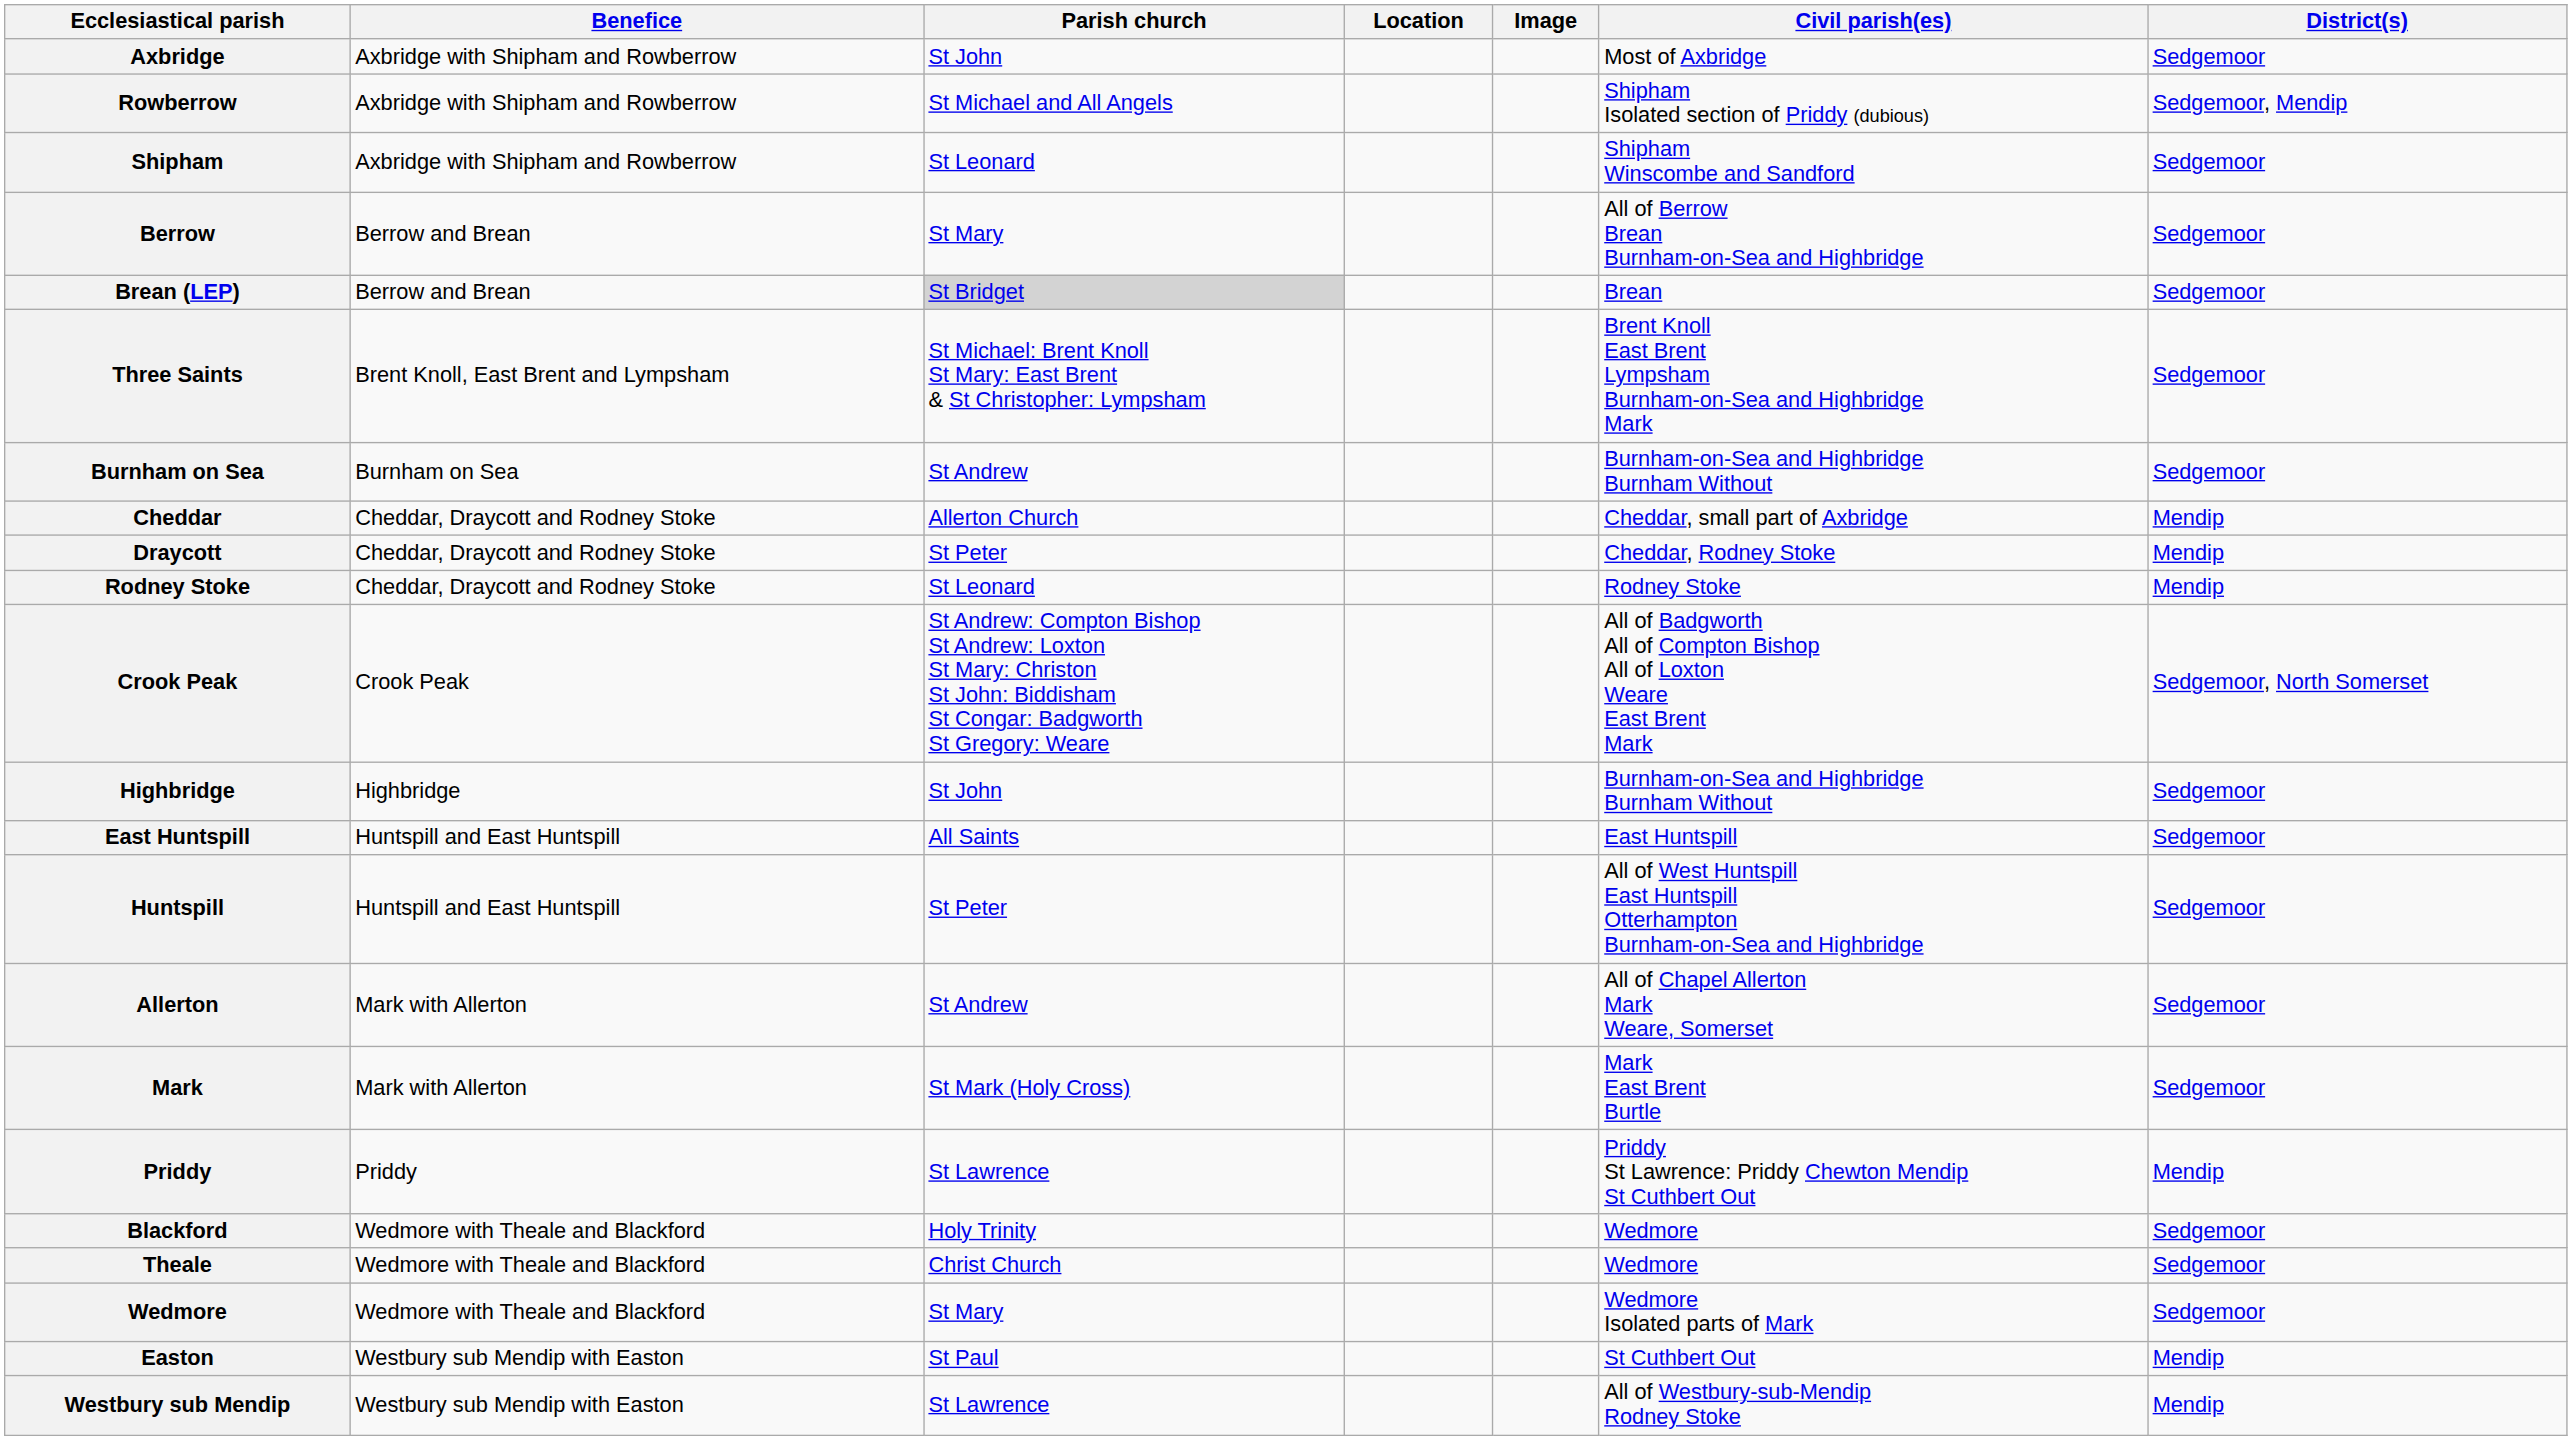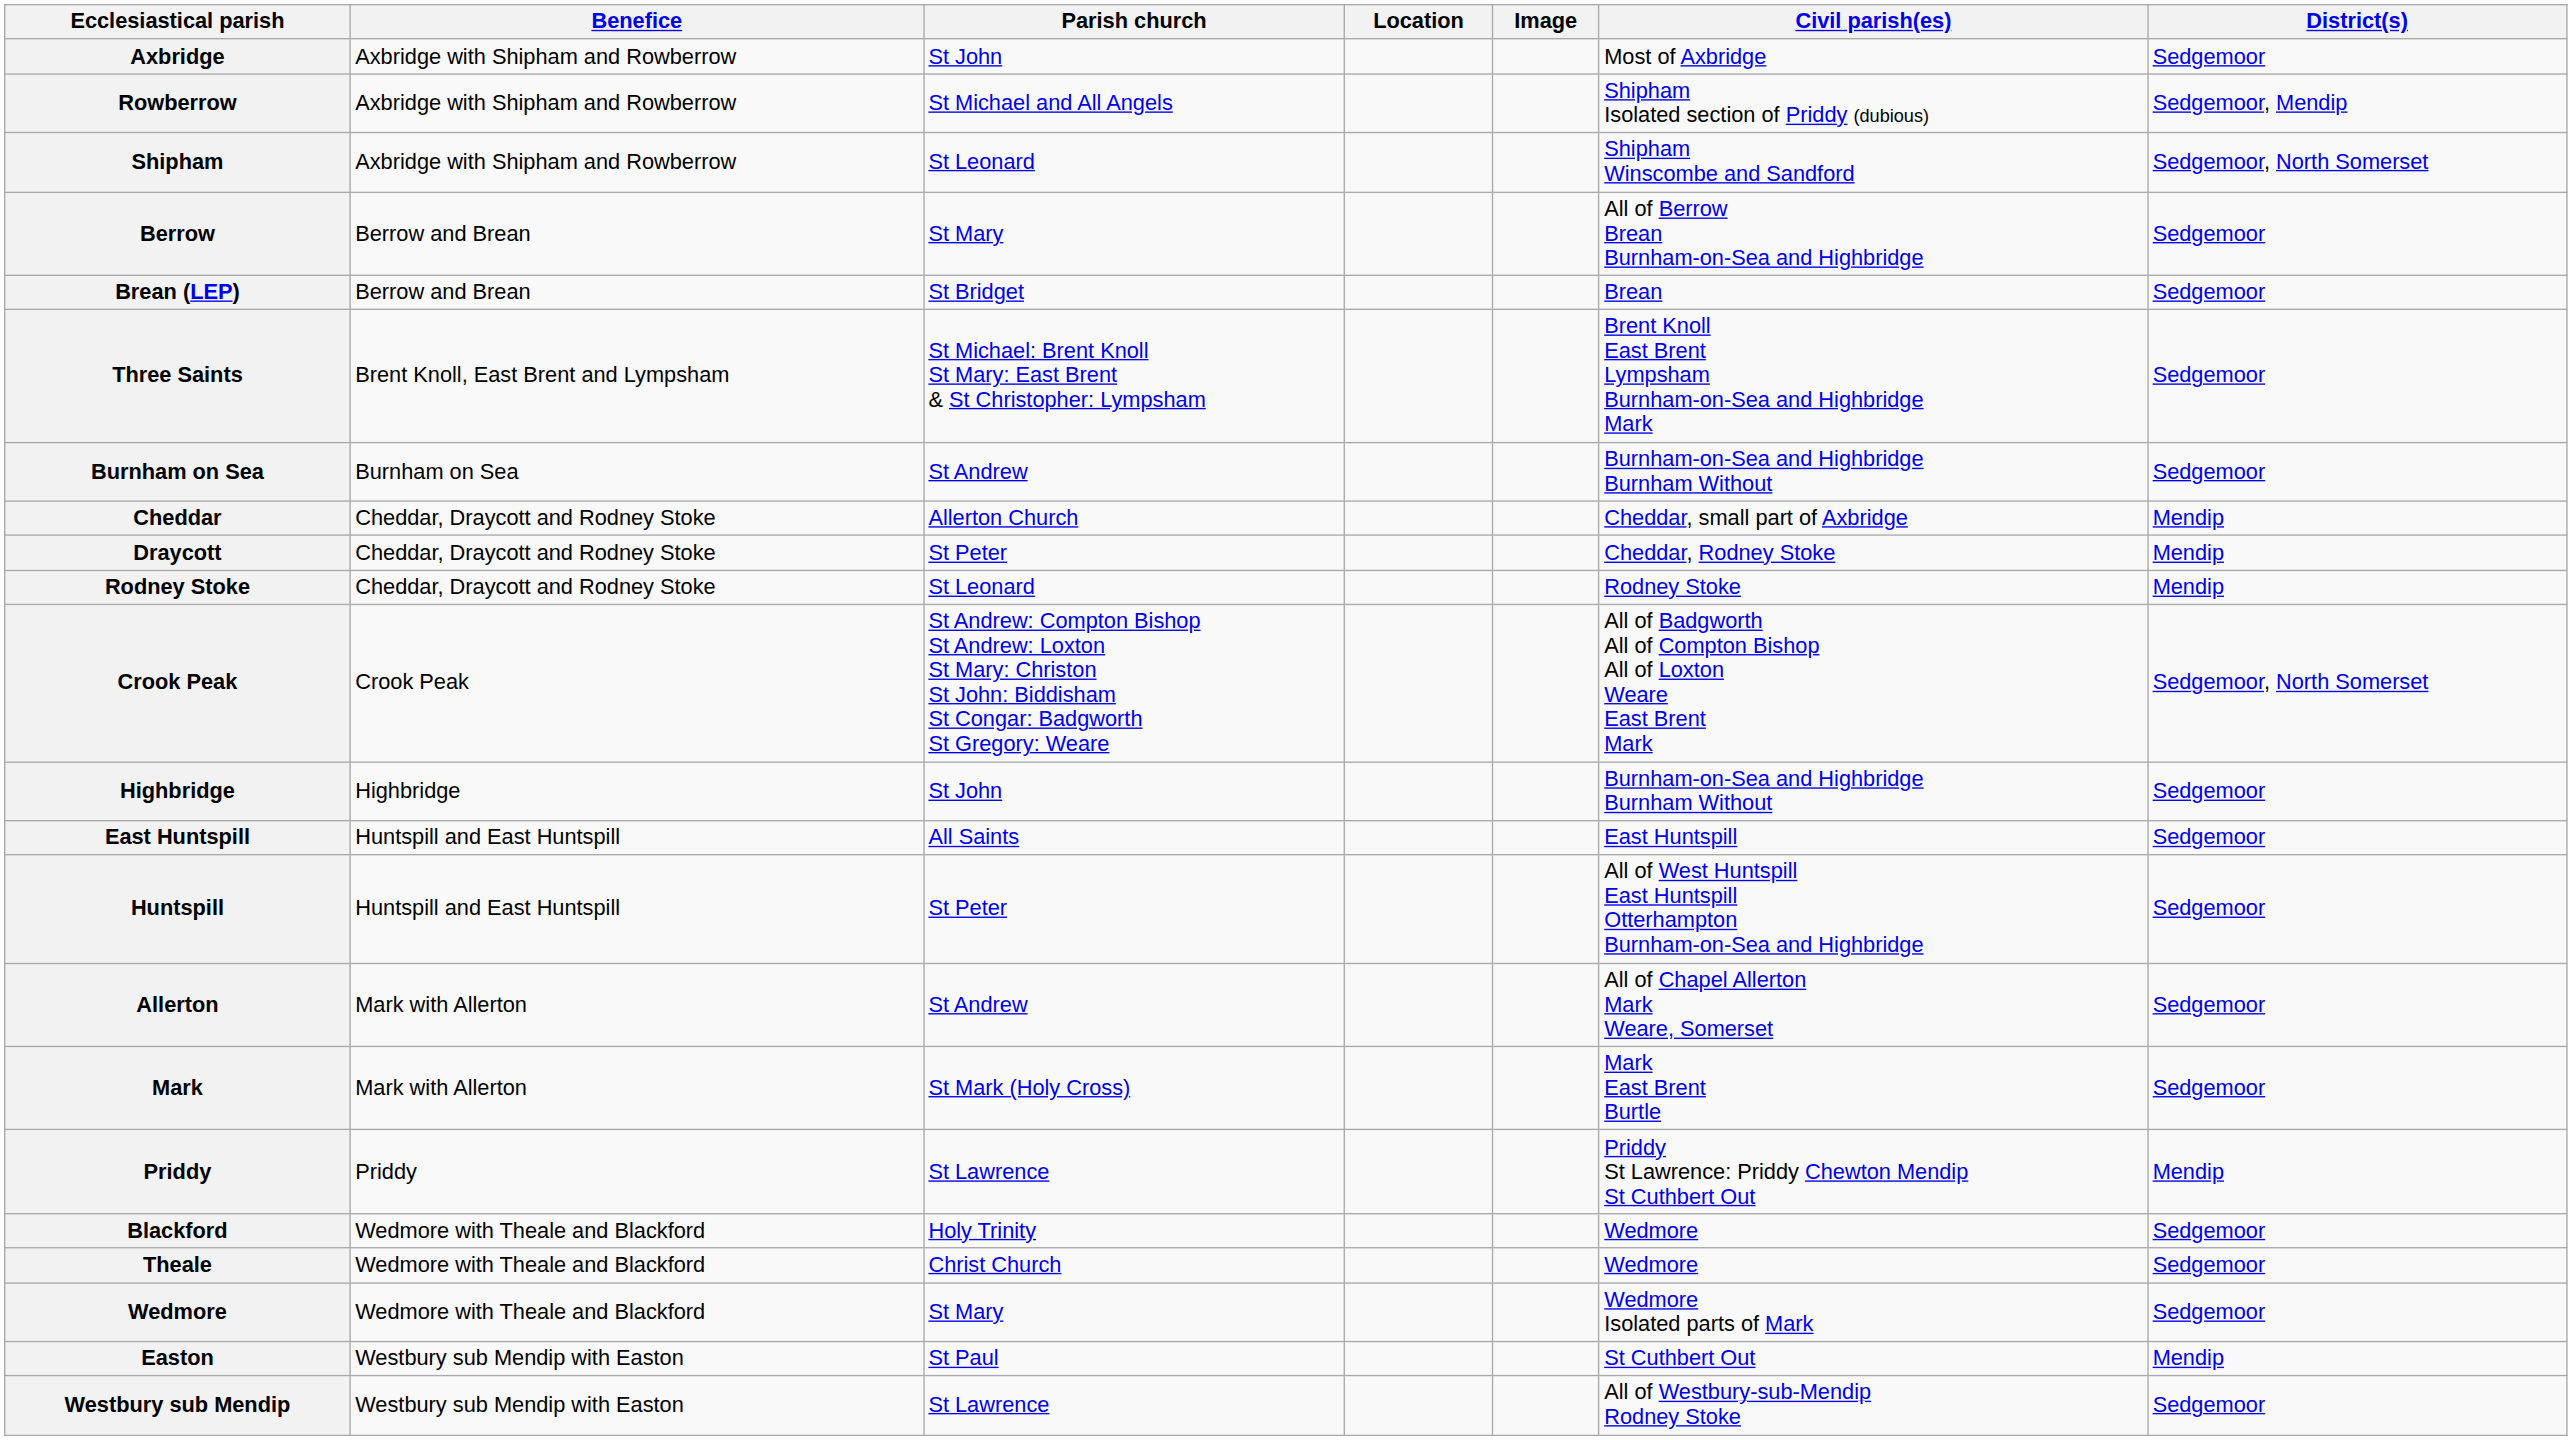(2209, 162) Sedgemoor -> (2291, 162) Sedgemoor, North Somerset
(976, 292) lightgrey background -> (976, 292) no background
(2188, 1405) Mendip -> (2209, 1405) Sedgemoor
